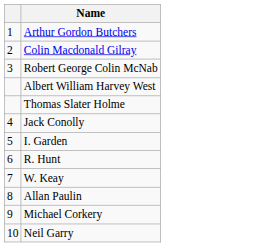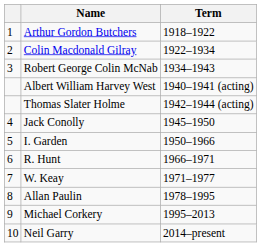+ column: (208, 13)
